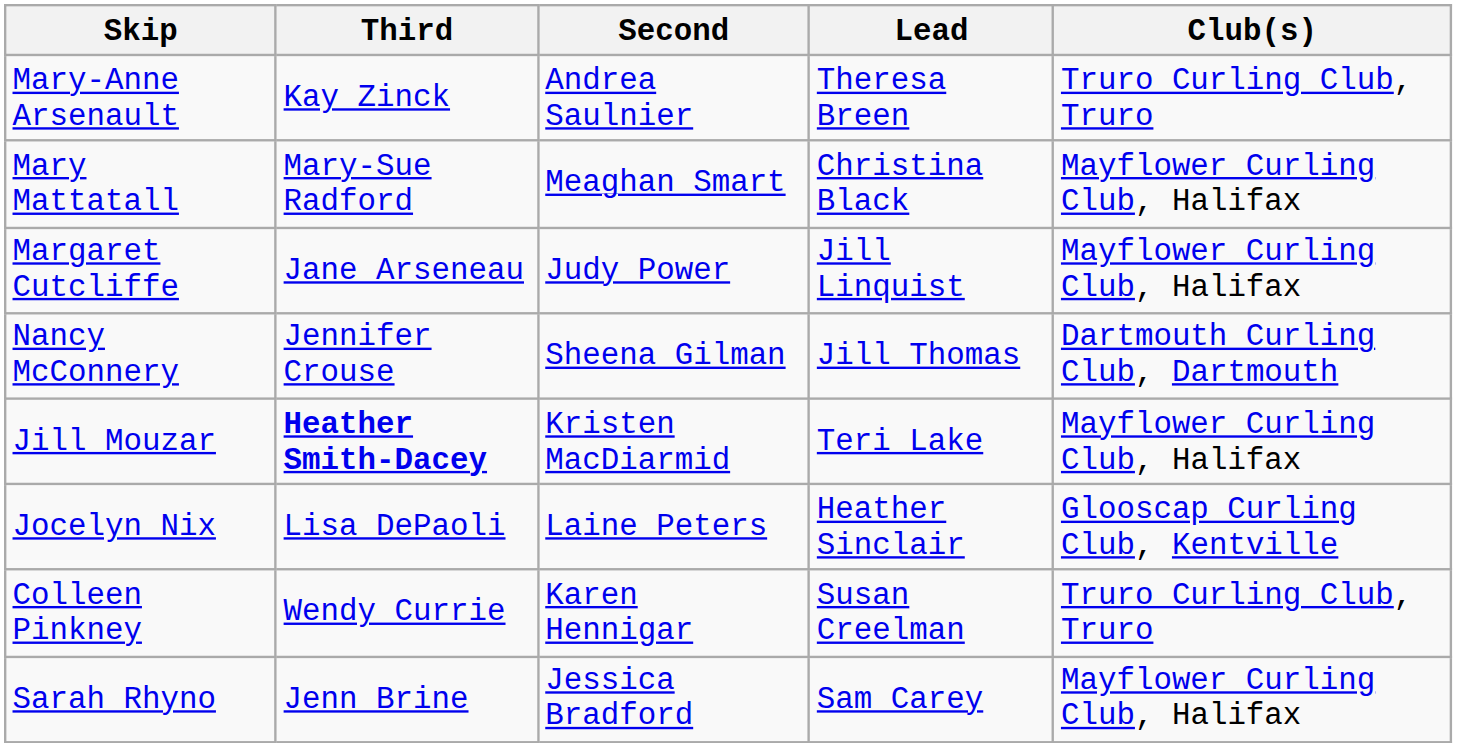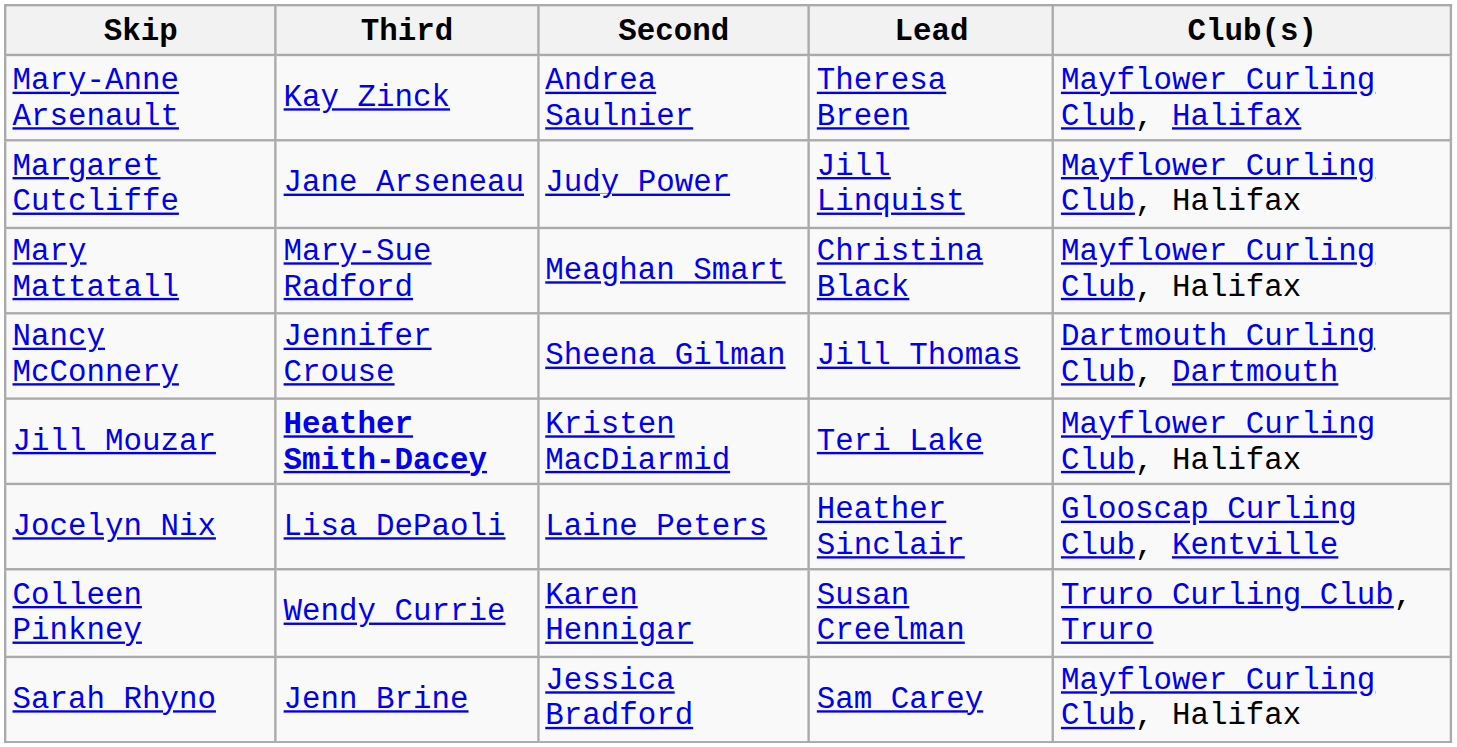(1237, 98) Truro Curling Club, Truro -> (1218, 98) Mayflower Curling Club, Halifax
rows swapped: (96, 270) <-> (96, 184)
